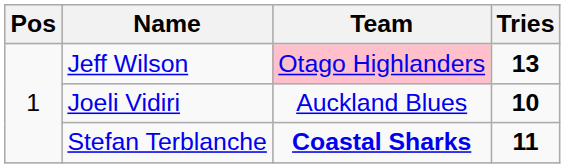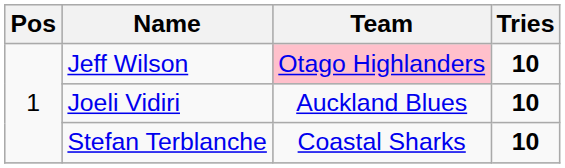(525, 63) 13 -> (525, 63) 10
(382, 142) bold -> (382, 142) normal
(525, 142) 11 -> (525, 142) 10
